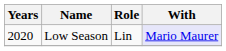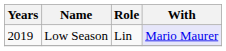(20, 35) 2020 -> (20, 35) 2019
